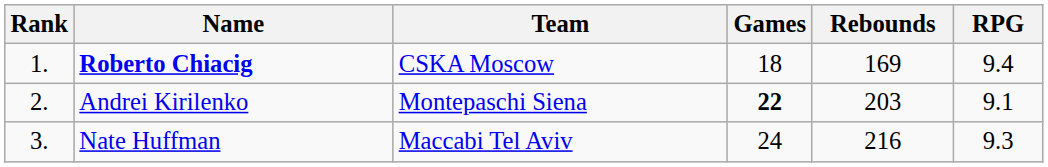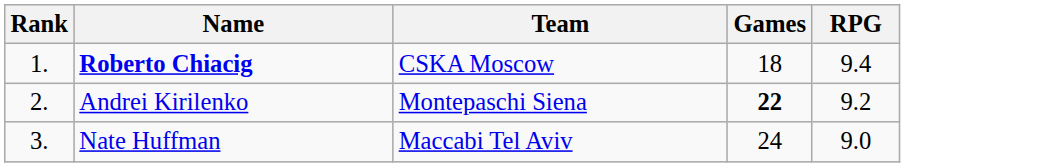- column: (883, 24)
(998, 102) 9.1 -> (856, 102) 9.2
(998, 141) 9.3 -> (856, 141) 9.0
